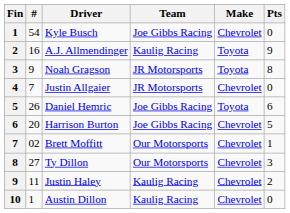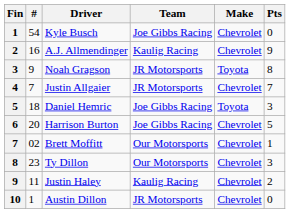(233, 51) Toyota -> (240, 51) Chevrolet
(270, 88) 0 -> (270, 88) 7
(34, 106) 26 -> (34, 106) 18
(270, 106) 6 -> (270, 106) 3
(34, 162) 27 -> (34, 162) 23
(165, 199) Kaulig Racing -> (168, 199) JR Motorsports
